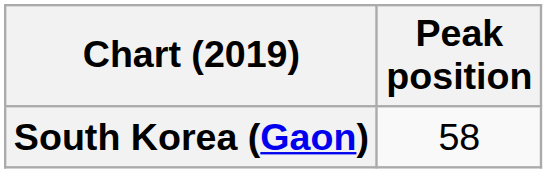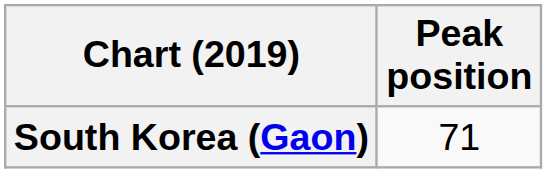(459, 136) 58 -> (459, 136) 71
